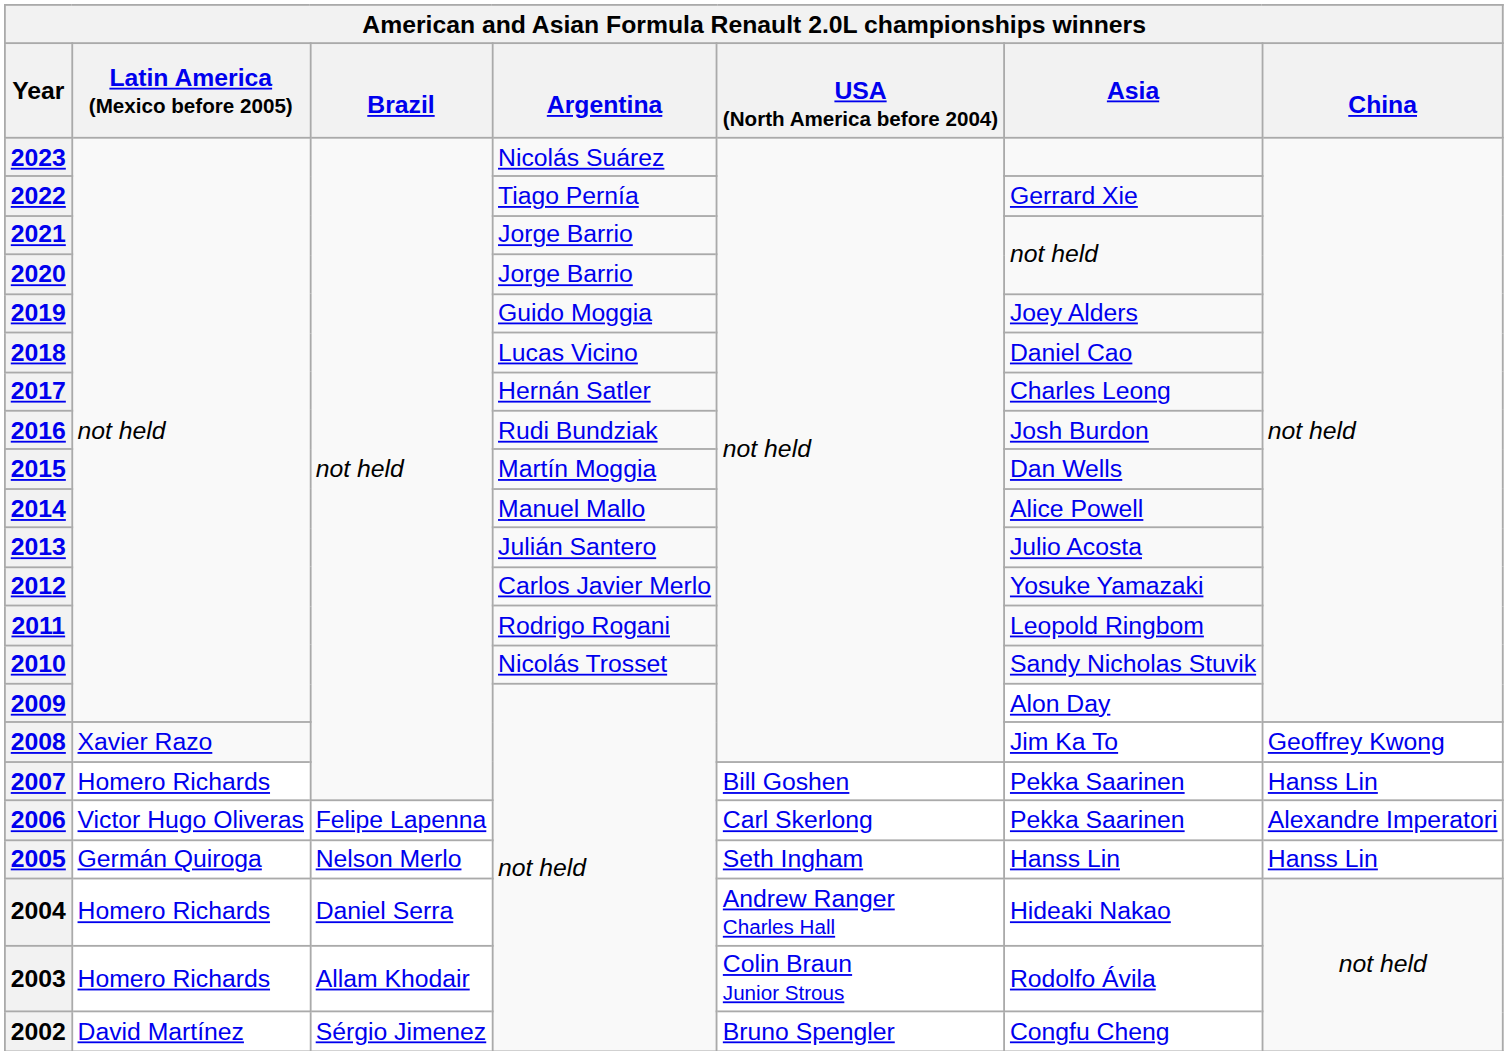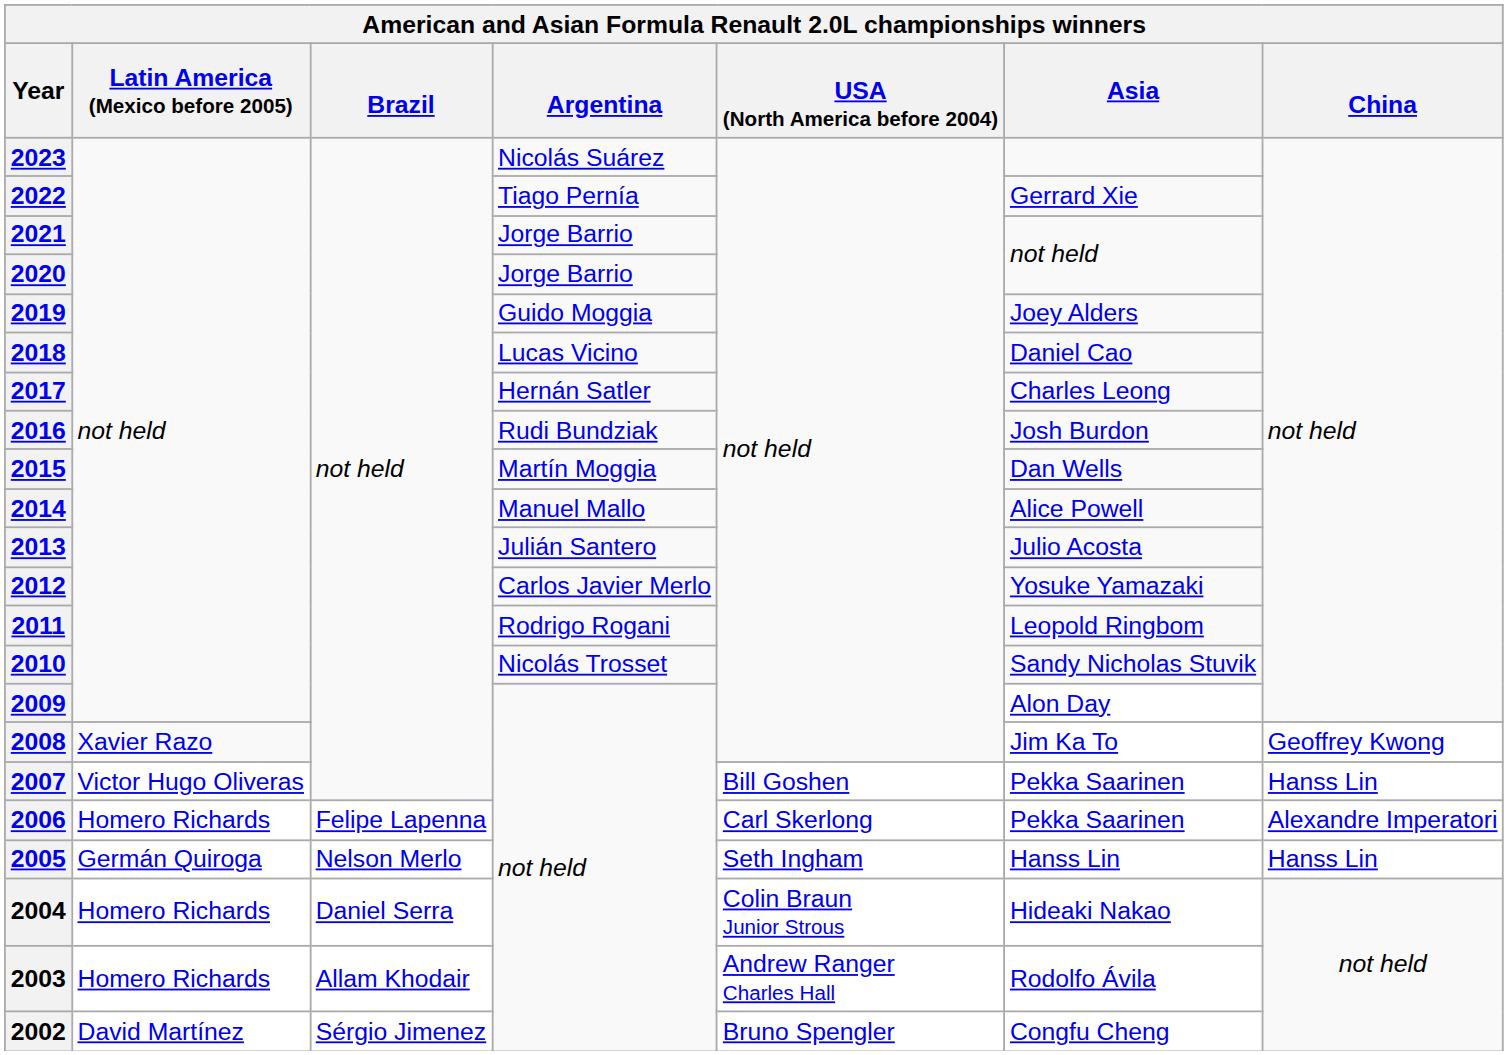(174, 781) Homero Richards -> (191, 781) Victor Hugo Oliveras
(191, 820) Victor Hugo Oliveras -> (174, 820) Homero Richards
(809, 911) Andrew Ranger Charles Hall -> (787, 911) Colin Braun Junior Strous
(787, 977) Colin Braun Junior Strous -> (809, 977) Andrew Ranger Charles Hall
